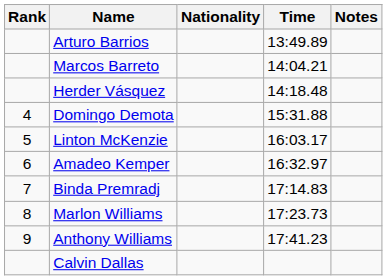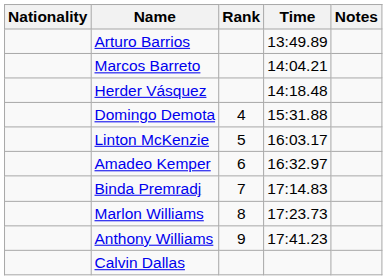columns swapped: (27, 17) <-> (221, 17)
